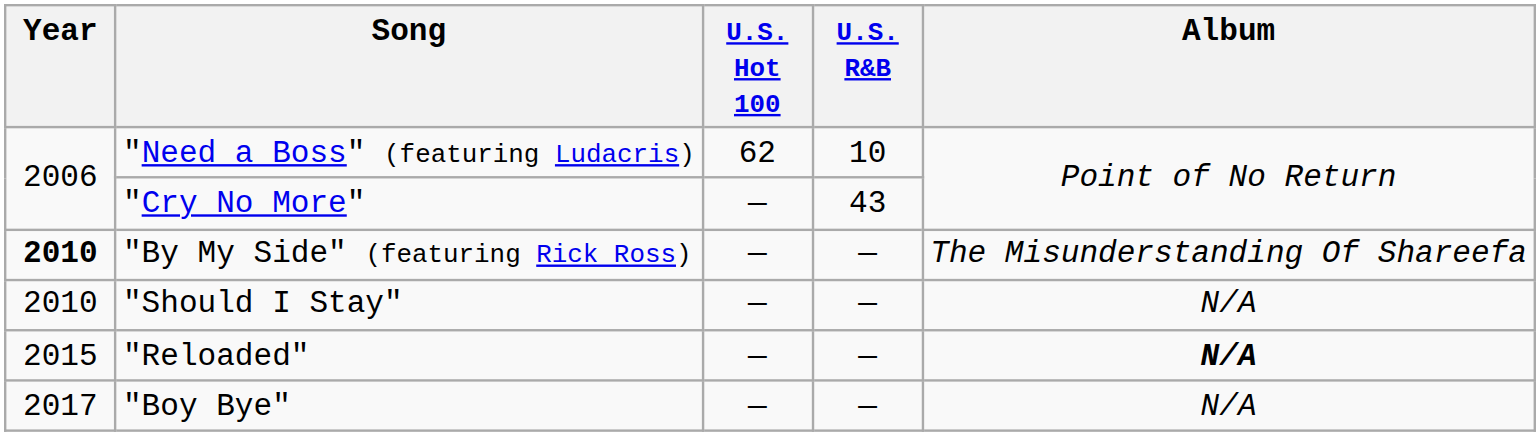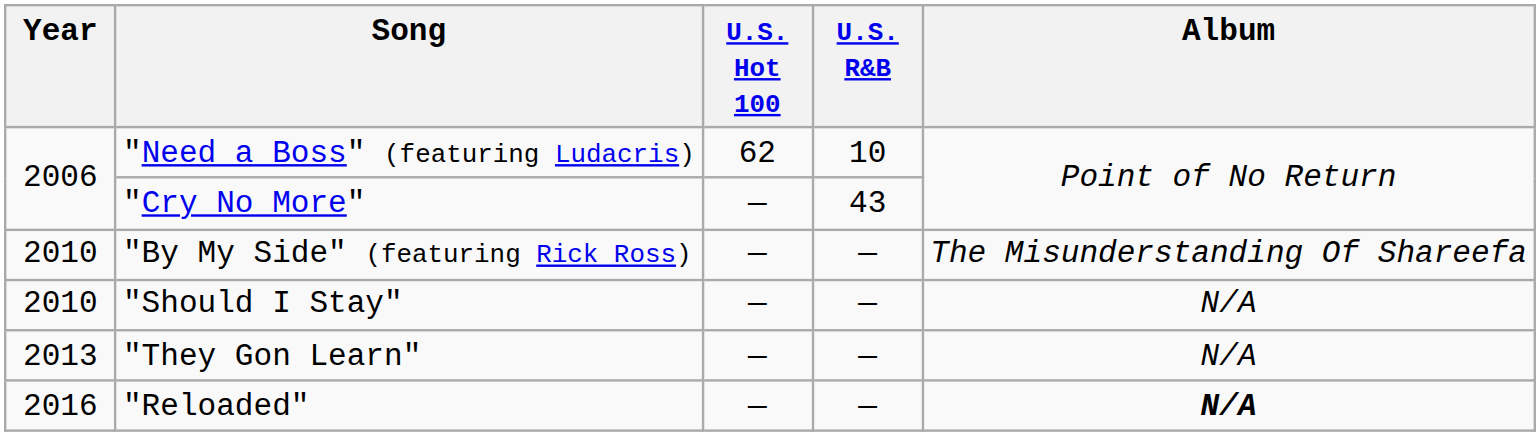(60, 254) bold -> (60, 254) normal
+ row: (272, 355)
(60, 355) 2015 -> (60, 406) 2016
- row: (207, 406)
